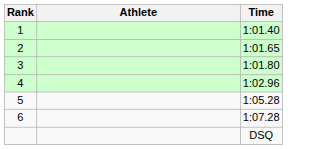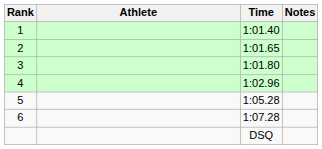+ column: (300, 13)
